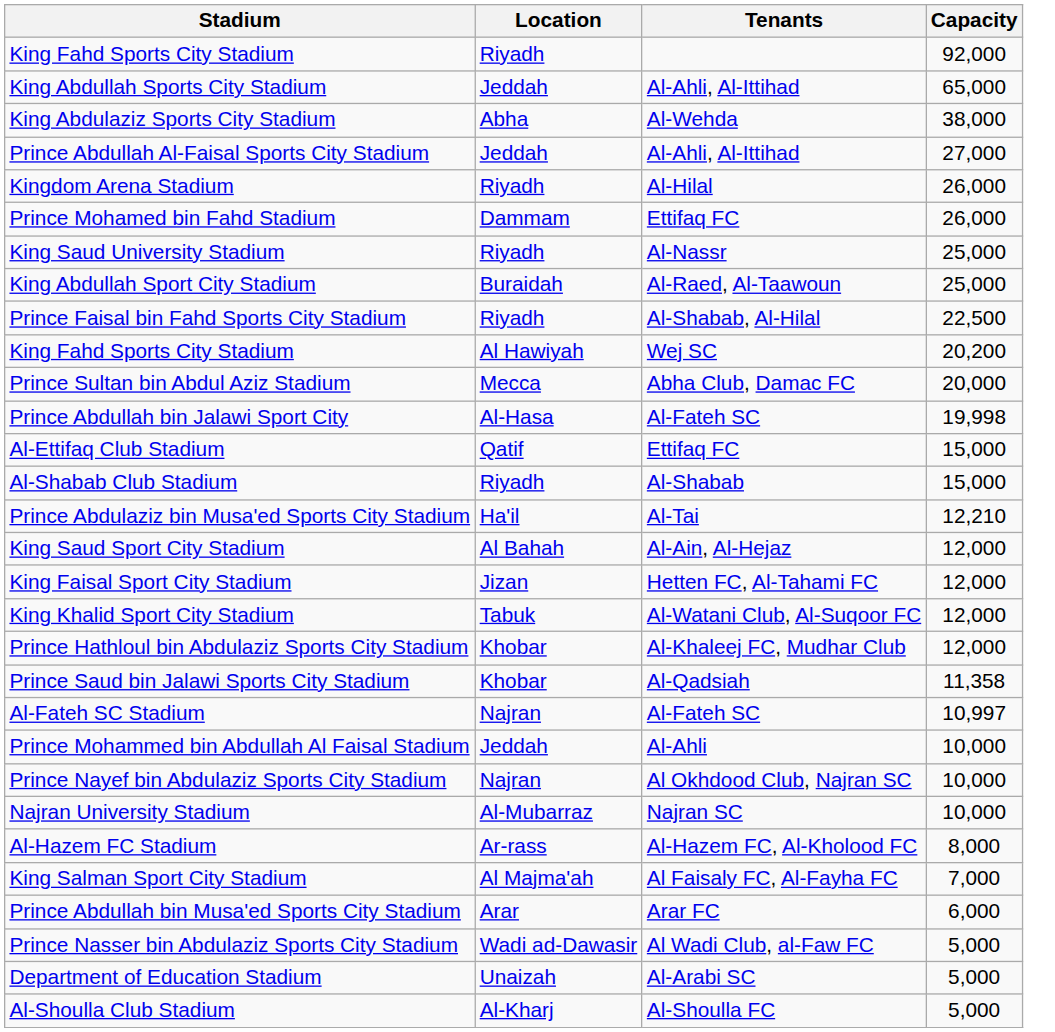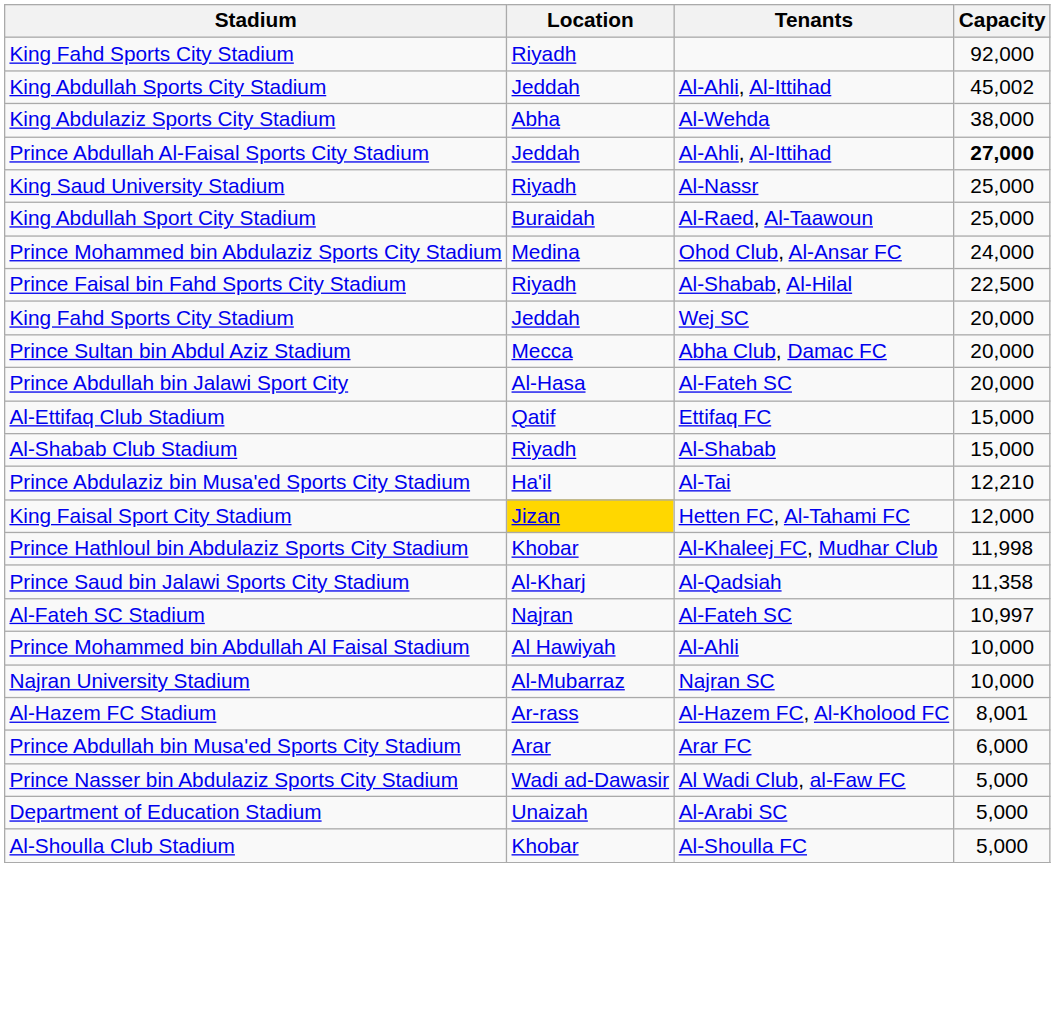(974, 86) 65,000 -> (1002, 86) 45,002
(974, 152) normal -> (1002, 152) bold
- row: (122, 185)
- row: (172, 218)
+ row: (256, 251)
(532, 350) Al Hawiyah -> (546, 317) Jeddah
(974, 350) 20,200 -> (1002, 317) 20,000
(974, 416) 19,998 -> (1002, 383) 20,000
- row: (147, 548)
(504, 581) no background -> (536, 515) gold background
- row: (152, 614)
(974, 647) 12,000 -> (1002, 548) 11,998
(513, 680) Khobar -> (549, 581) Al-Kharj
(514, 746) Jeddah -> (564, 647) Al Hawiyah
- row: (228, 779)
(974, 845) 8,000 -> (1002, 713) 8,001
- row: (158, 878)
(517, 1010) Al-Kharj -> (545, 845) Khobar
